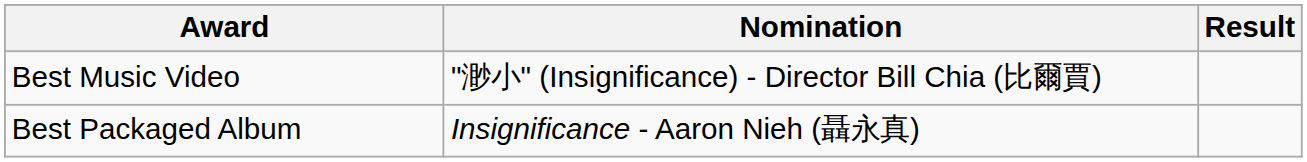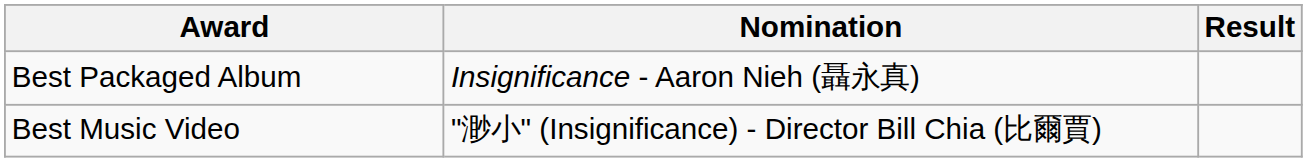rows swapped: (126, 77) <-> (157, 130)
